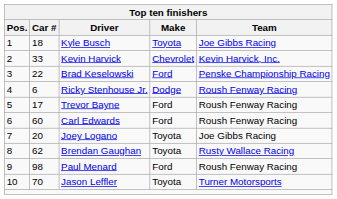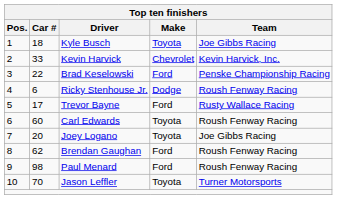(248, 104) Roush Fenway Racing -> (246, 104) Rusty Wallace Racing
(162, 120) Ford -> (167, 120) Toyota
(167, 151) Toyota -> (162, 151) Ford
(246, 151) Rusty Wallace Racing -> (248, 151) Roush Fenway Racing
